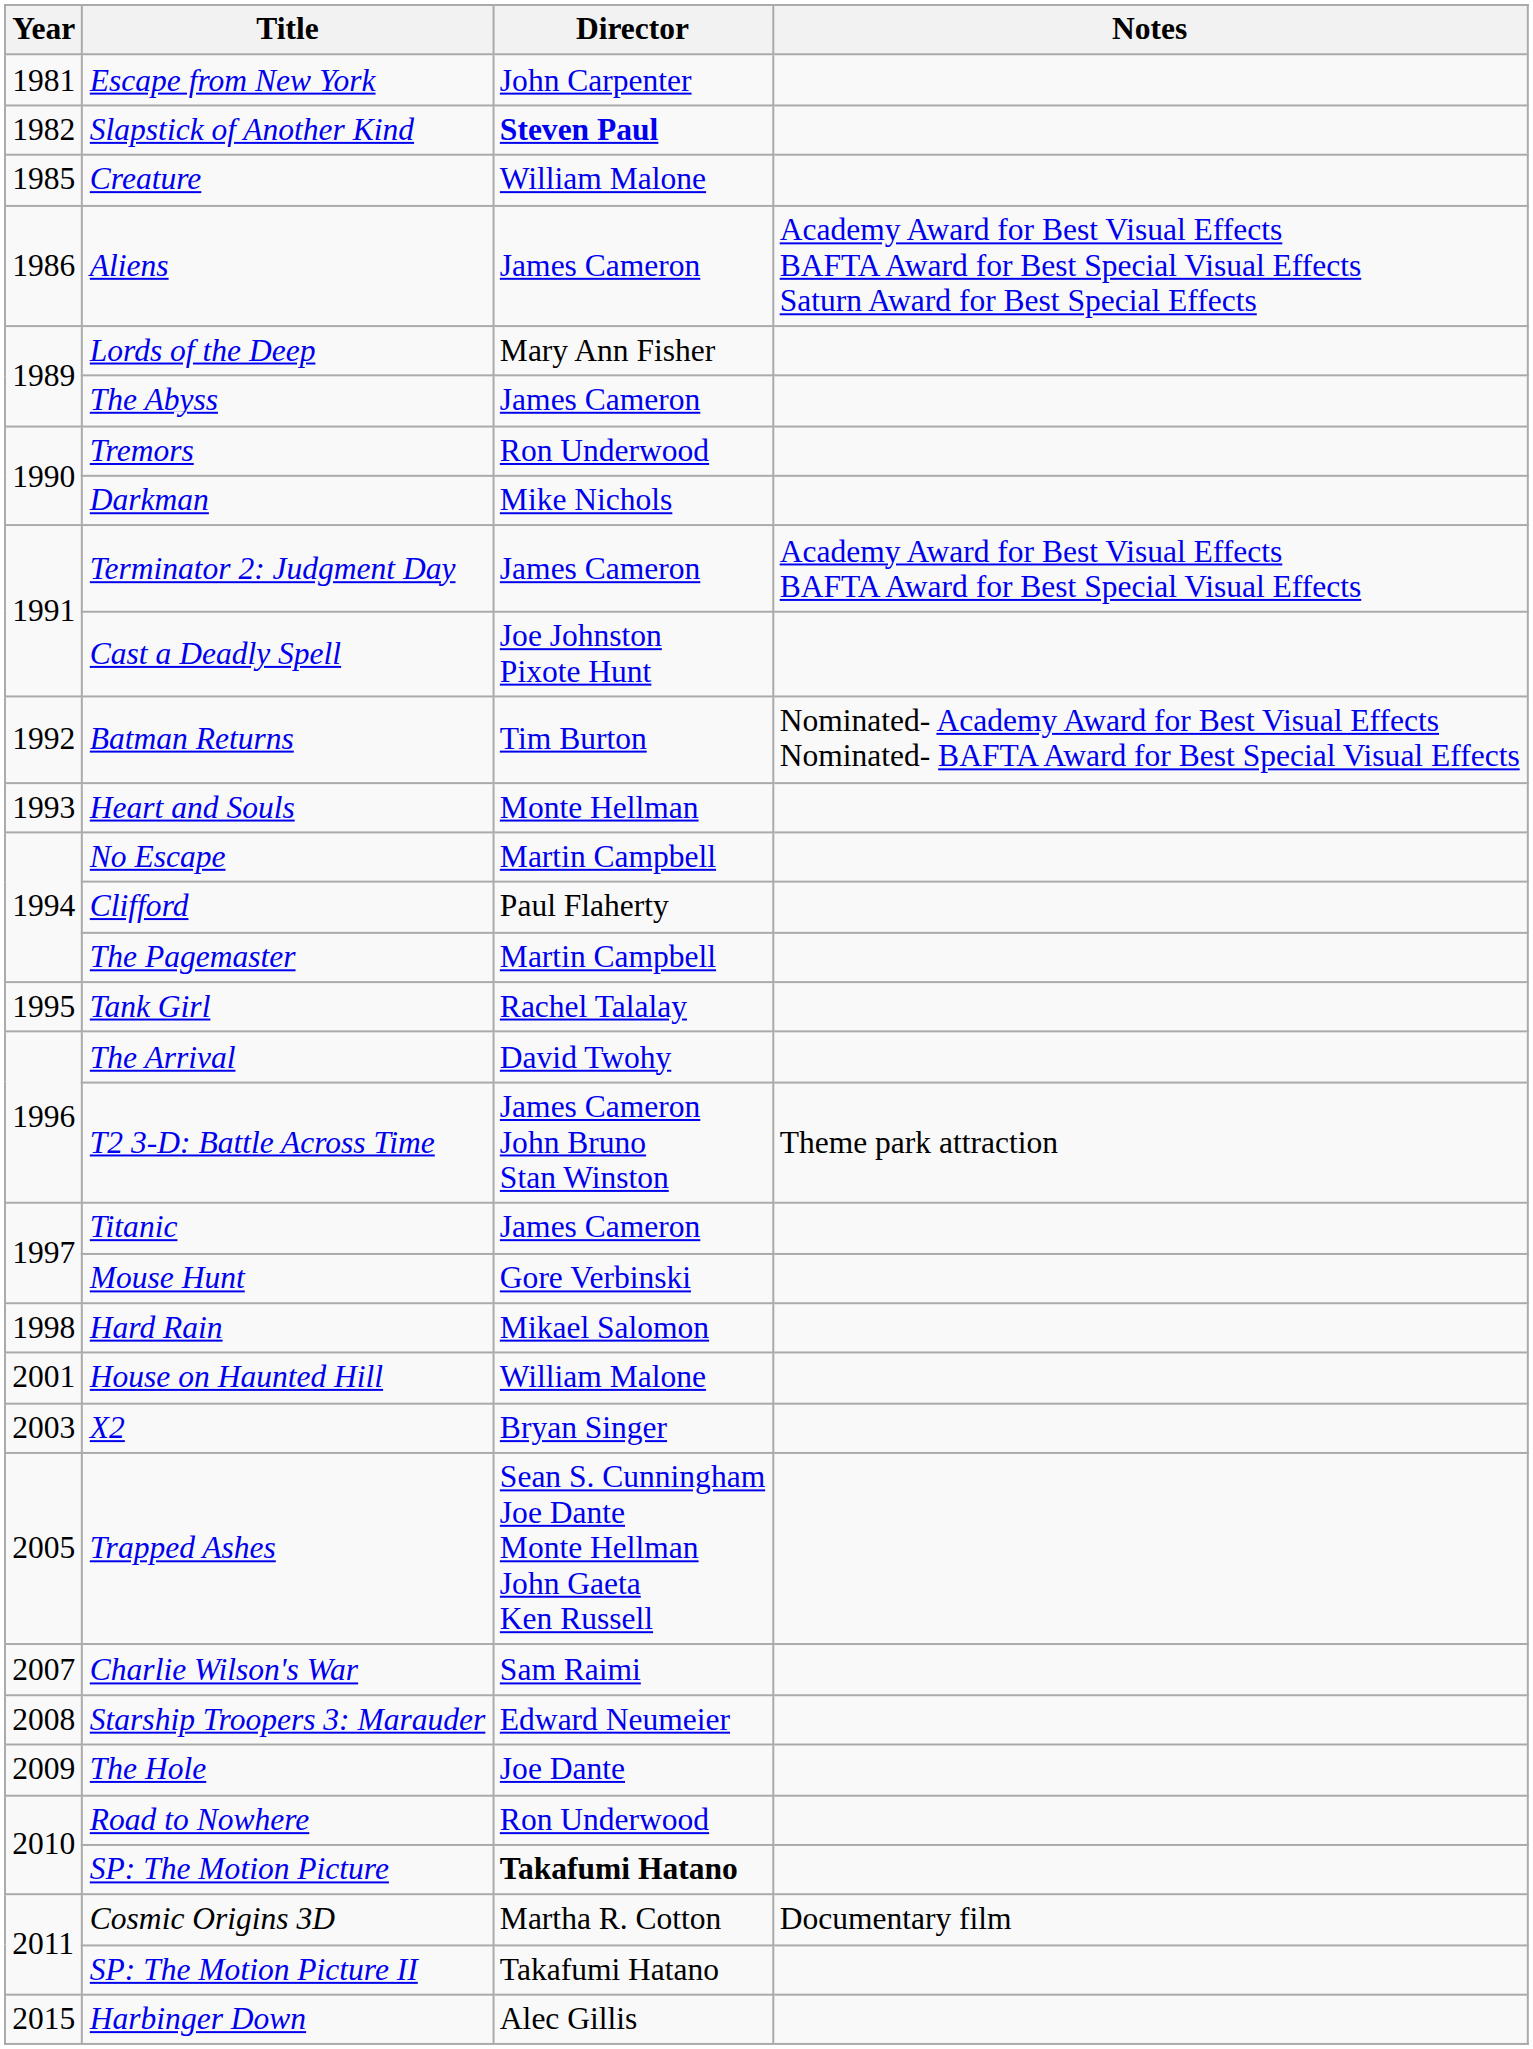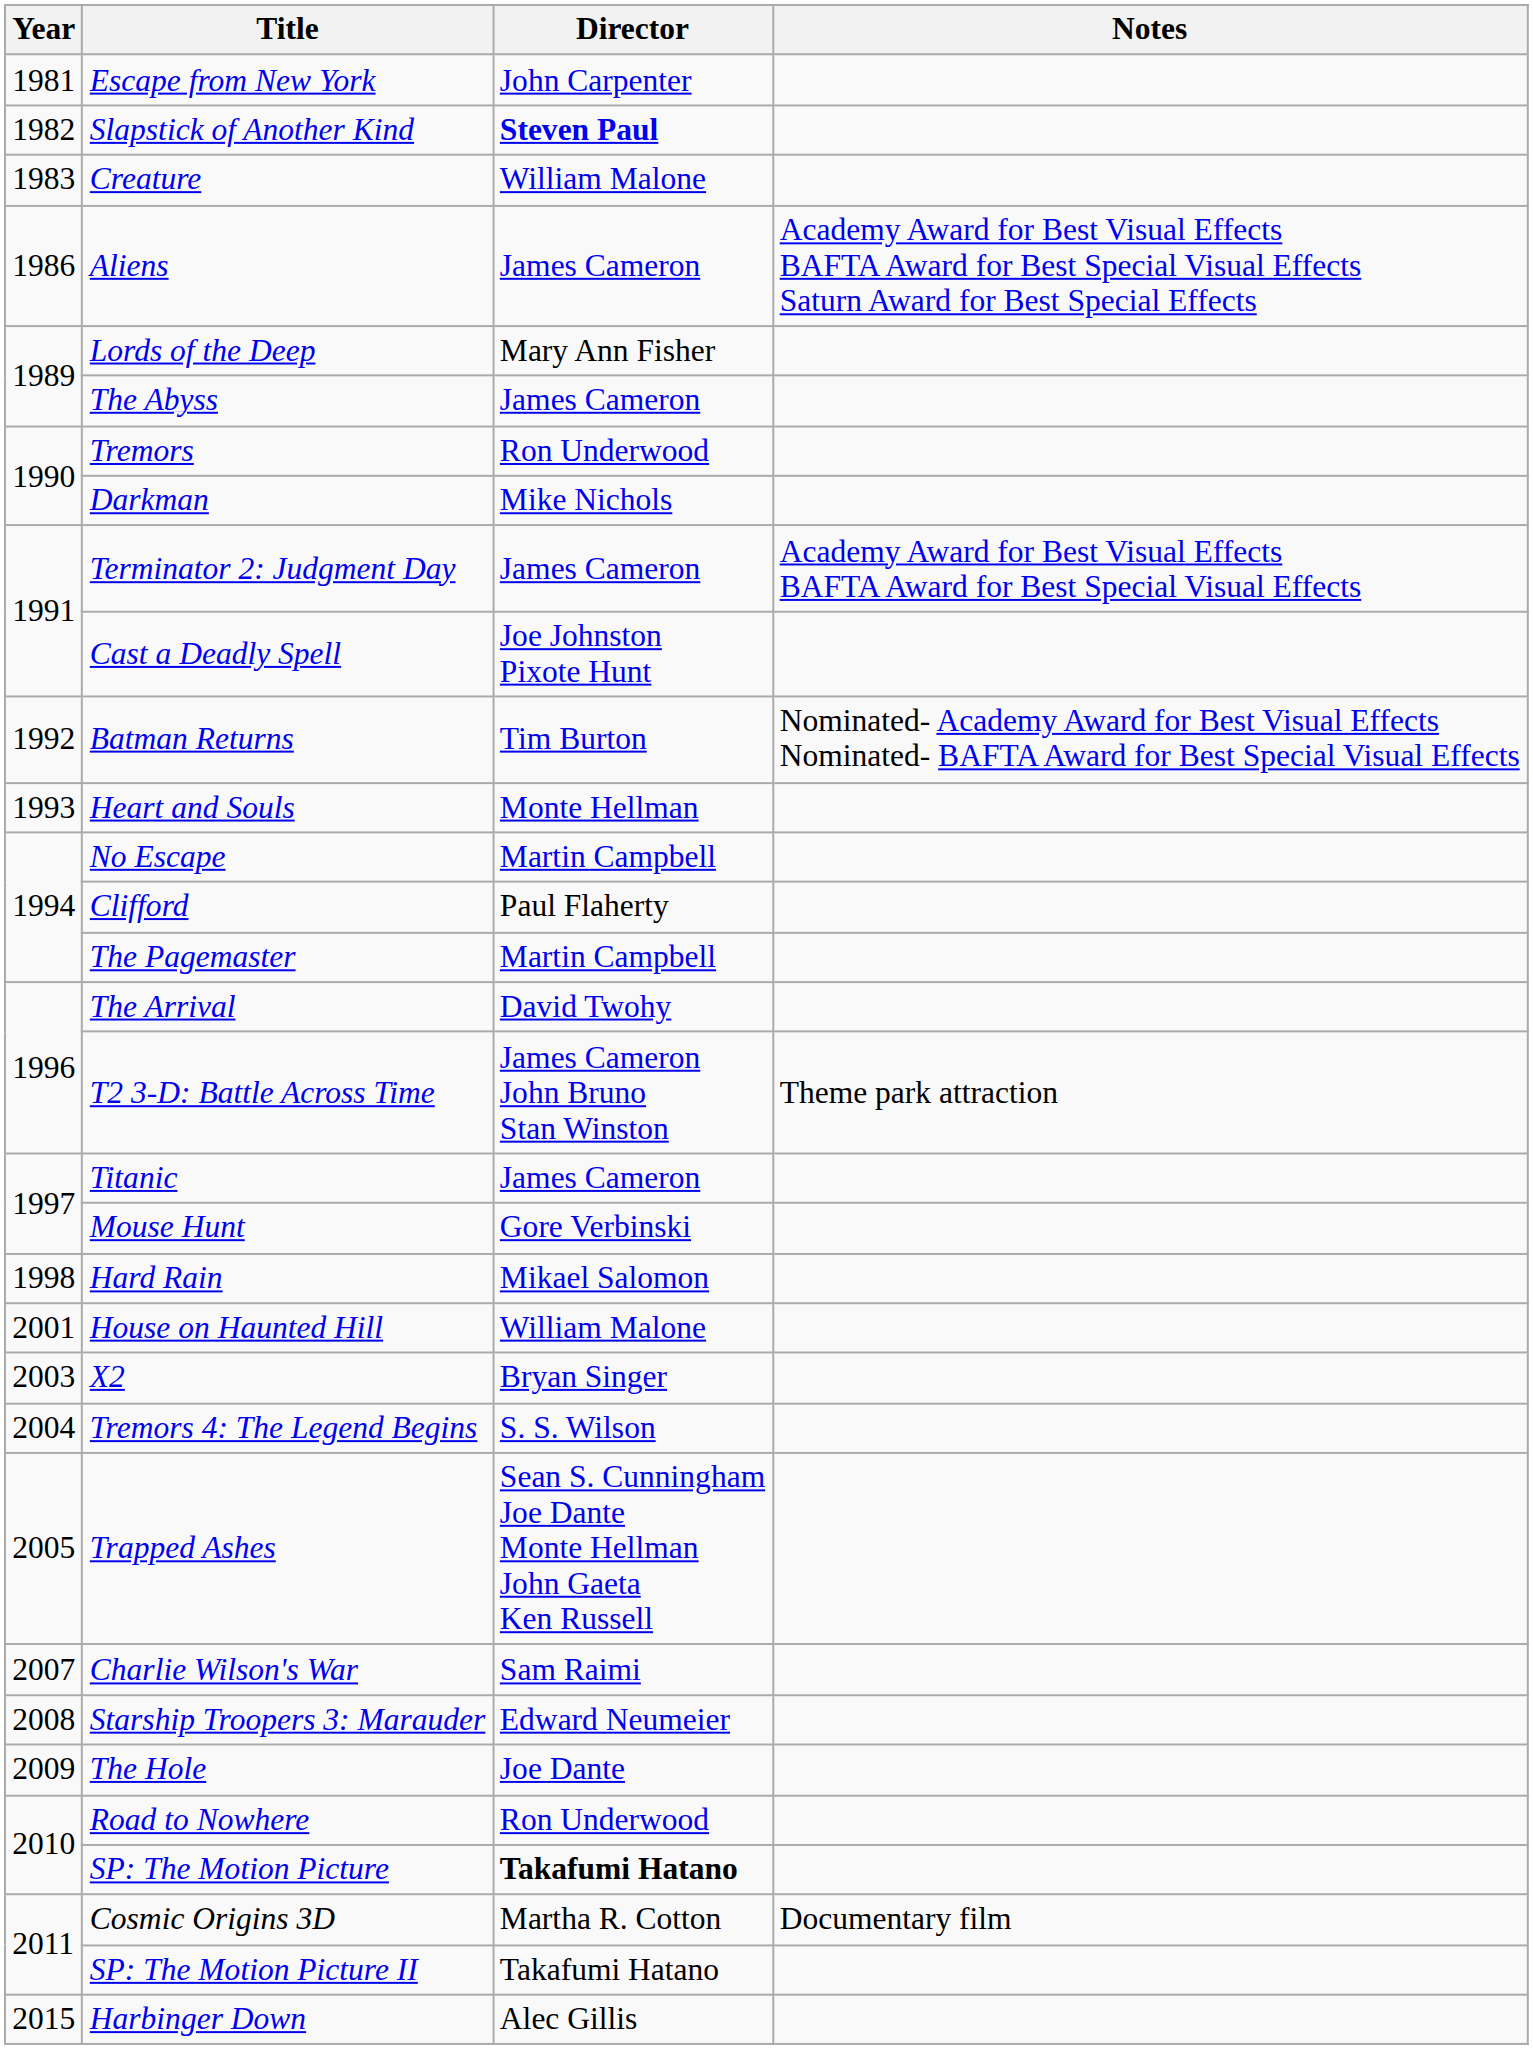(44, 179) 1985 -> (44, 179) 1983
- row: (150, 1006)
+ row: (284, 1427)
